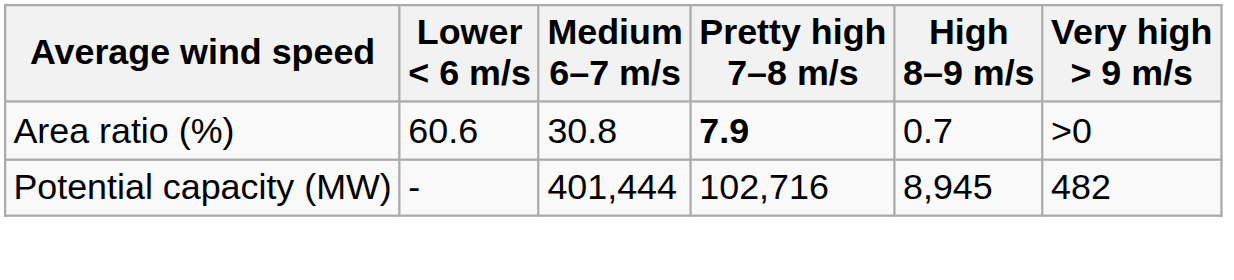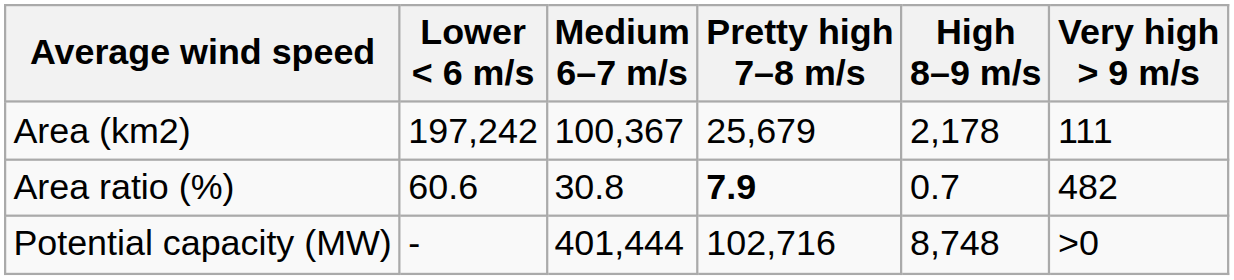+ row: (102, 130)
(1072, 130) >0 -> (1088, 186) 482
(948, 186) 8,945 -> (955, 243) 8,748
(1081, 186) 482 -> (1079, 243) >0
